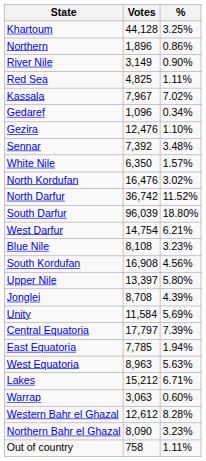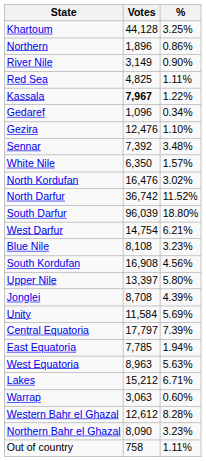(139, 96) normal -> (139, 96) bold
(178, 96) 7.02% -> (178, 96) 1.22%
